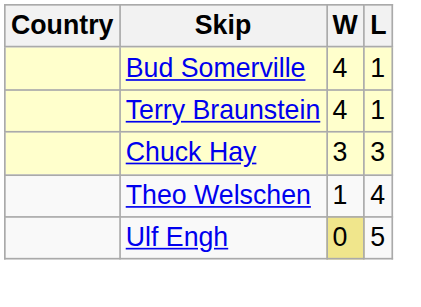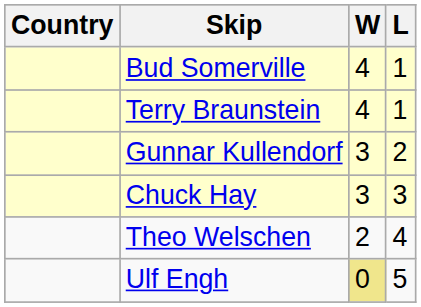+ row: (234, 152)
(340, 195) 1 -> (362, 237) 2
